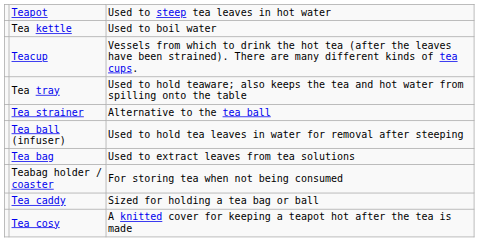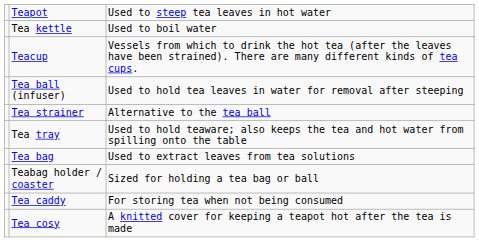rows swapped: (36, 90) <-> (39, 135)
(226, 179) For storing tea when not being consumed -> (214, 179) Sized for holding a tea bag or ball
(214, 201) Sized for holding a tea bag or ball -> (226, 201) For storing tea when not being consumed
